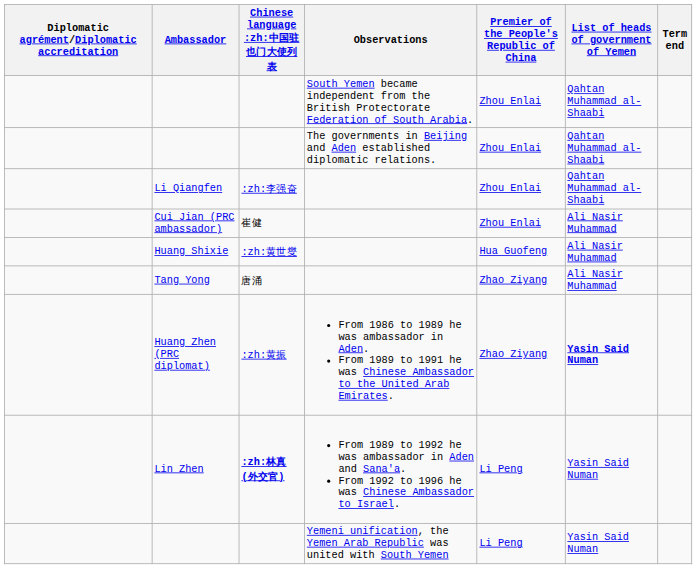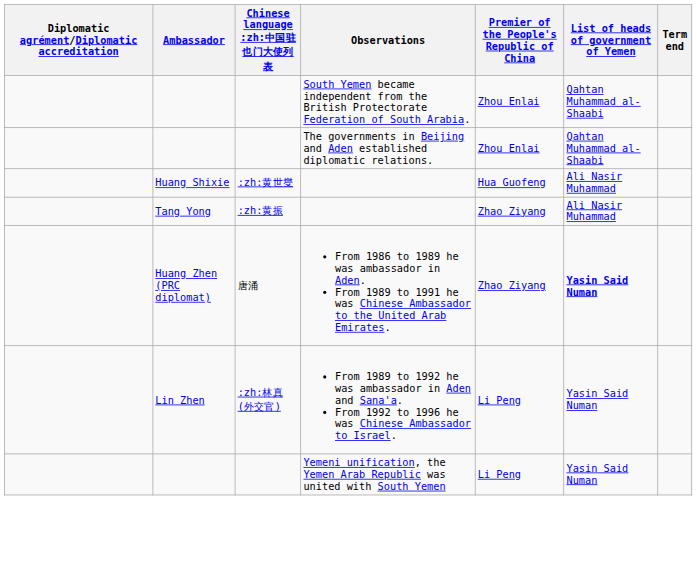- row: (188, 189)
- row: (194, 223)
(252, 281) 唐涌 -> (260, 211) :zh:黄振
(264, 355) :zh:黄振 -> (248, 285) 唐涌
(264, 469) bold -> (260, 400) normal
